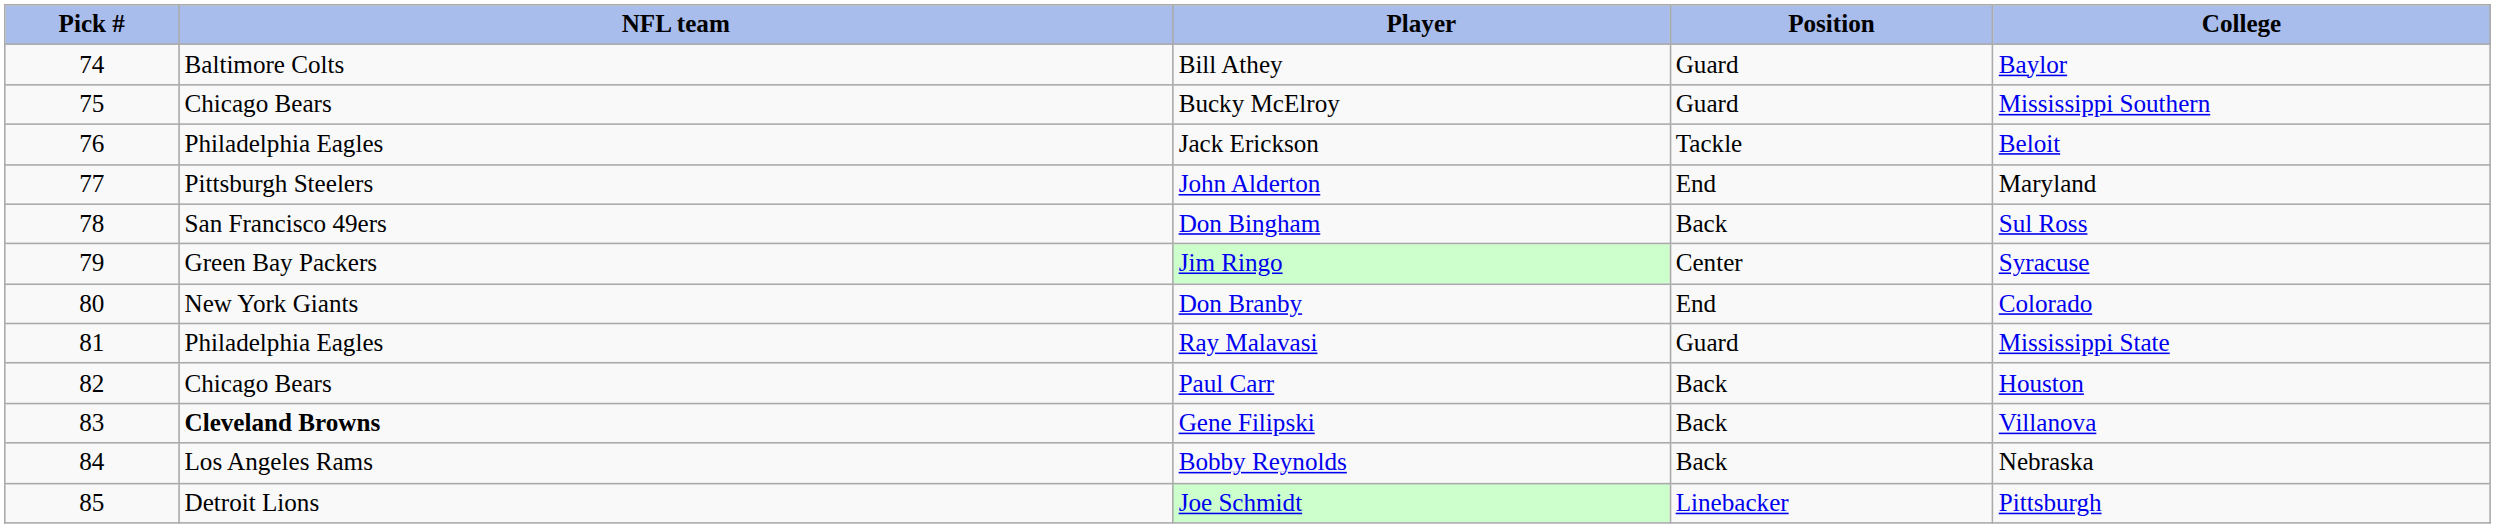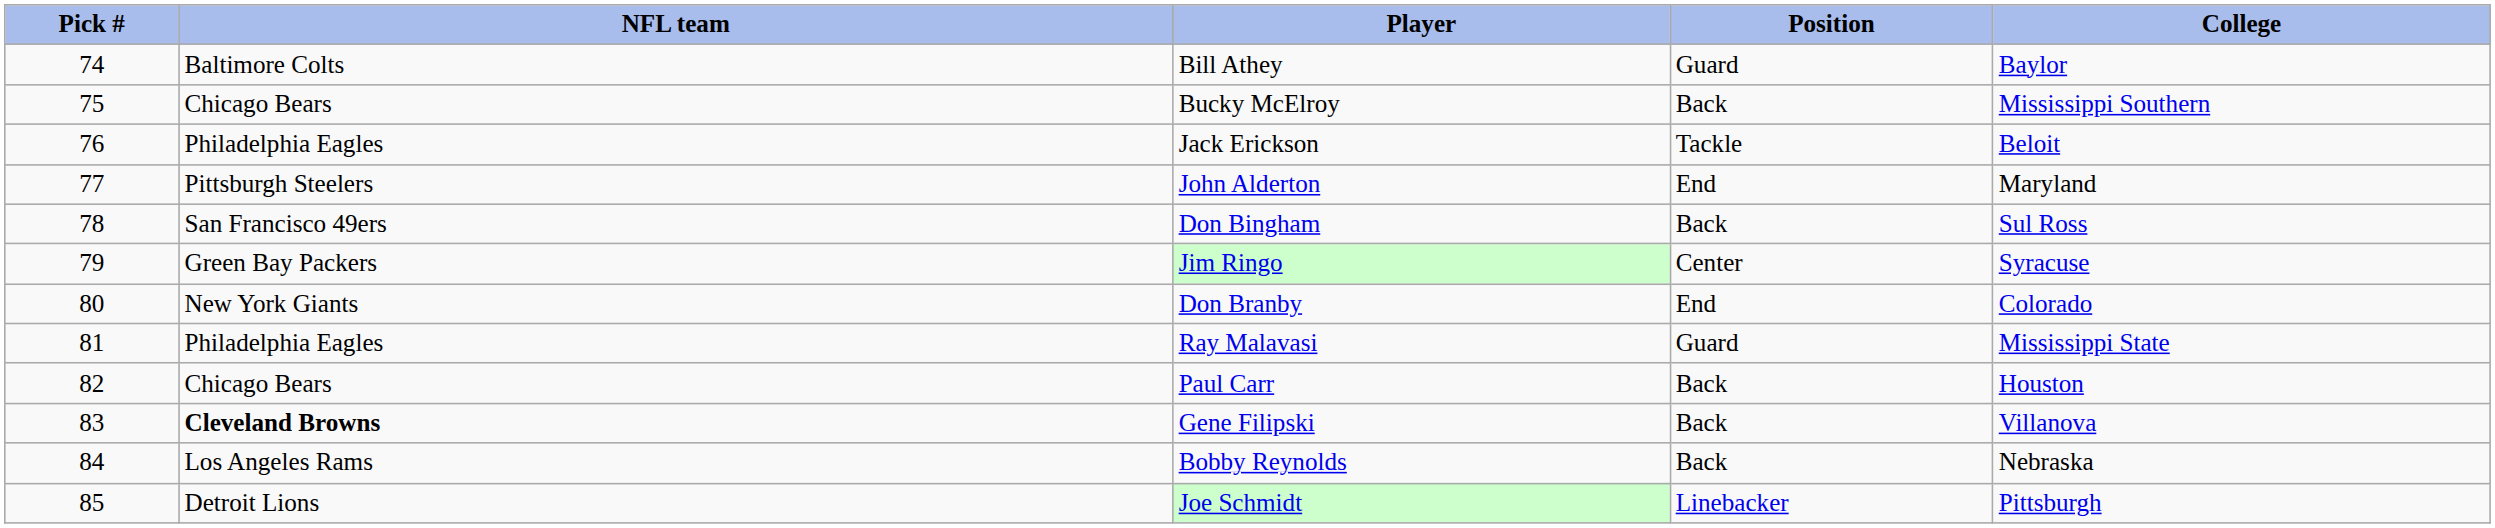(1707, 104) Guard -> (1701, 104) Back
